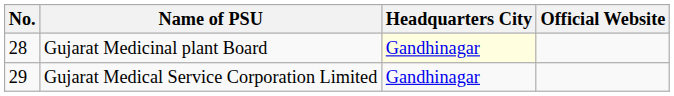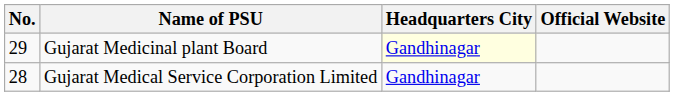(18, 47) 28 -> (18, 47) 29
(18, 76) 29 -> (18, 76) 28
